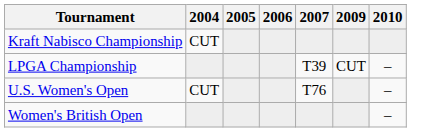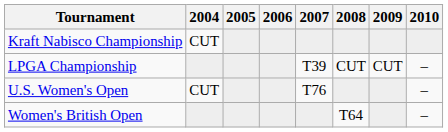+ column: (351, 16)
